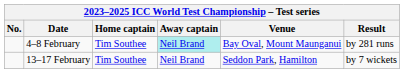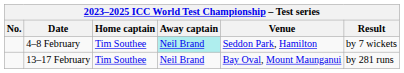(282, 44) Bay Oval, Mount Maunganui -> (270, 44) Seddon Park, Hamilton
(370, 44) by 281 runs -> (372, 44) by 7 wickets
(270, 60) Seddon Park, Hamilton -> (282, 60) Bay Oval, Mount Maunganui
(372, 60) by 7 wickets -> (370, 60) by 281 runs
